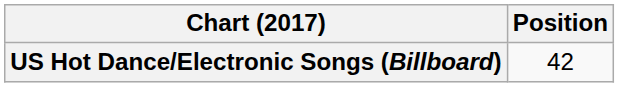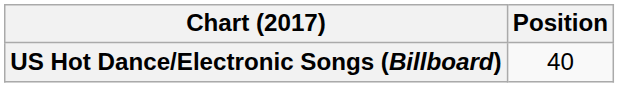(560, 61) 42 -> (560, 61) 40
